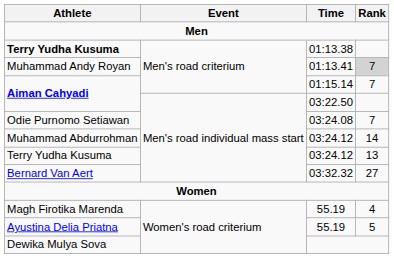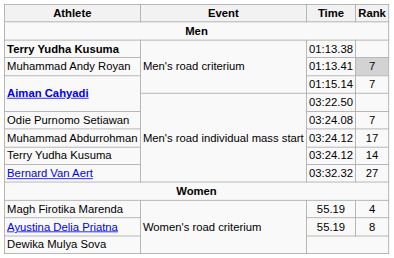(372, 137) 14 -> (372, 137) 17
(372, 155) 13 -> (372, 155) 14
(372, 226) 5 -> (372, 226) 8
